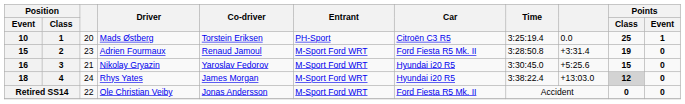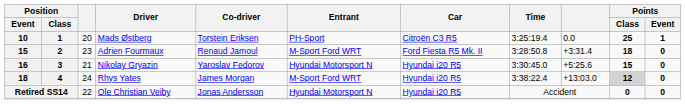(626, 51) 19 -> (627, 51) 18
(331, 65) M-Sport Ford WRT -> (331, 65) Hyundai Motorsport N
(331, 92) M-Sport Ford WRT -> (331, 92) Hyundai Motorsport N
(436, 92) Ford Fiesta R5 Mk. II -> (432, 92) Hyundai i20 R5
